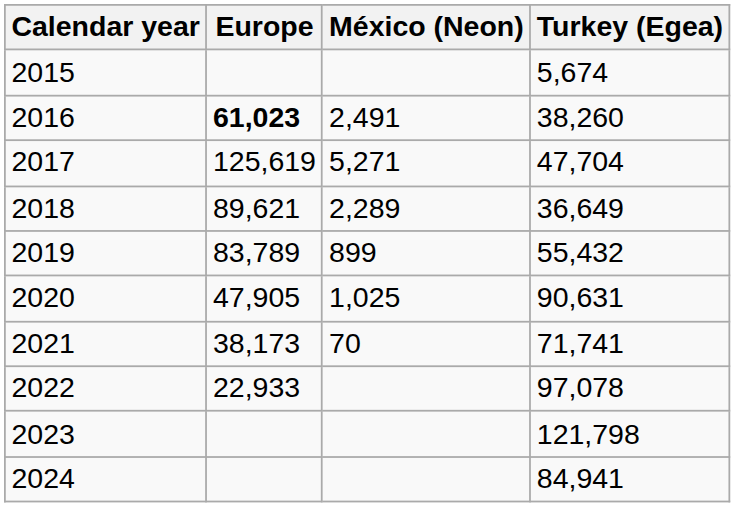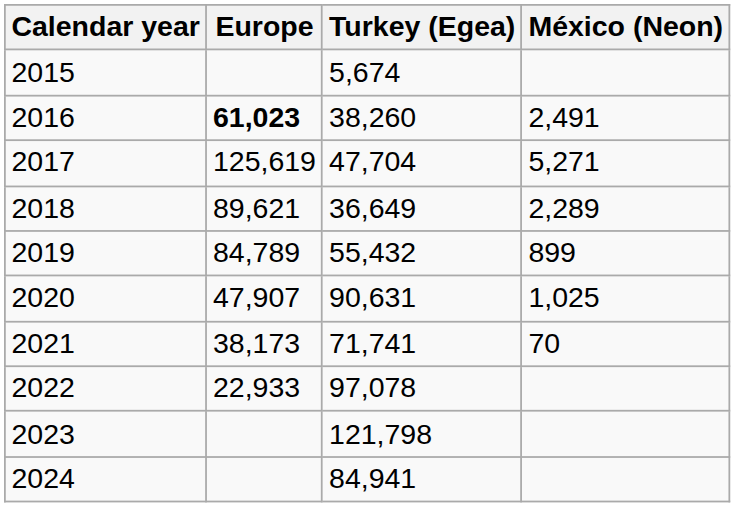columns swapped: (630, 27) <-> (426, 27)
(257, 252) 83,789 -> (257, 252) 84,789
(257, 298) 47,905 -> (257, 298) 47,907
